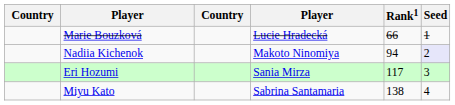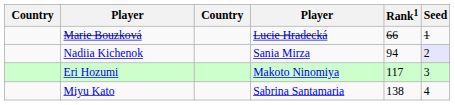(296, 53) Makoto Ninomiya -> (282, 53) Sania Mirza
(282, 72) Sania Mirza -> (296, 72) Makoto Ninomiya
